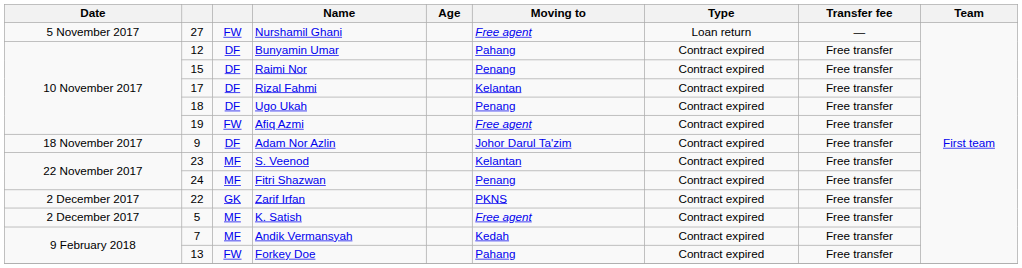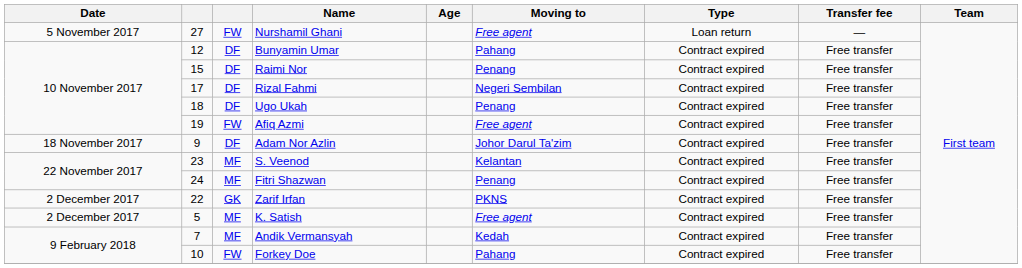(498, 87) Kelantan -> (518, 87) Negeri Sembilan
(197, 254) 13 -> (197, 254) 10
